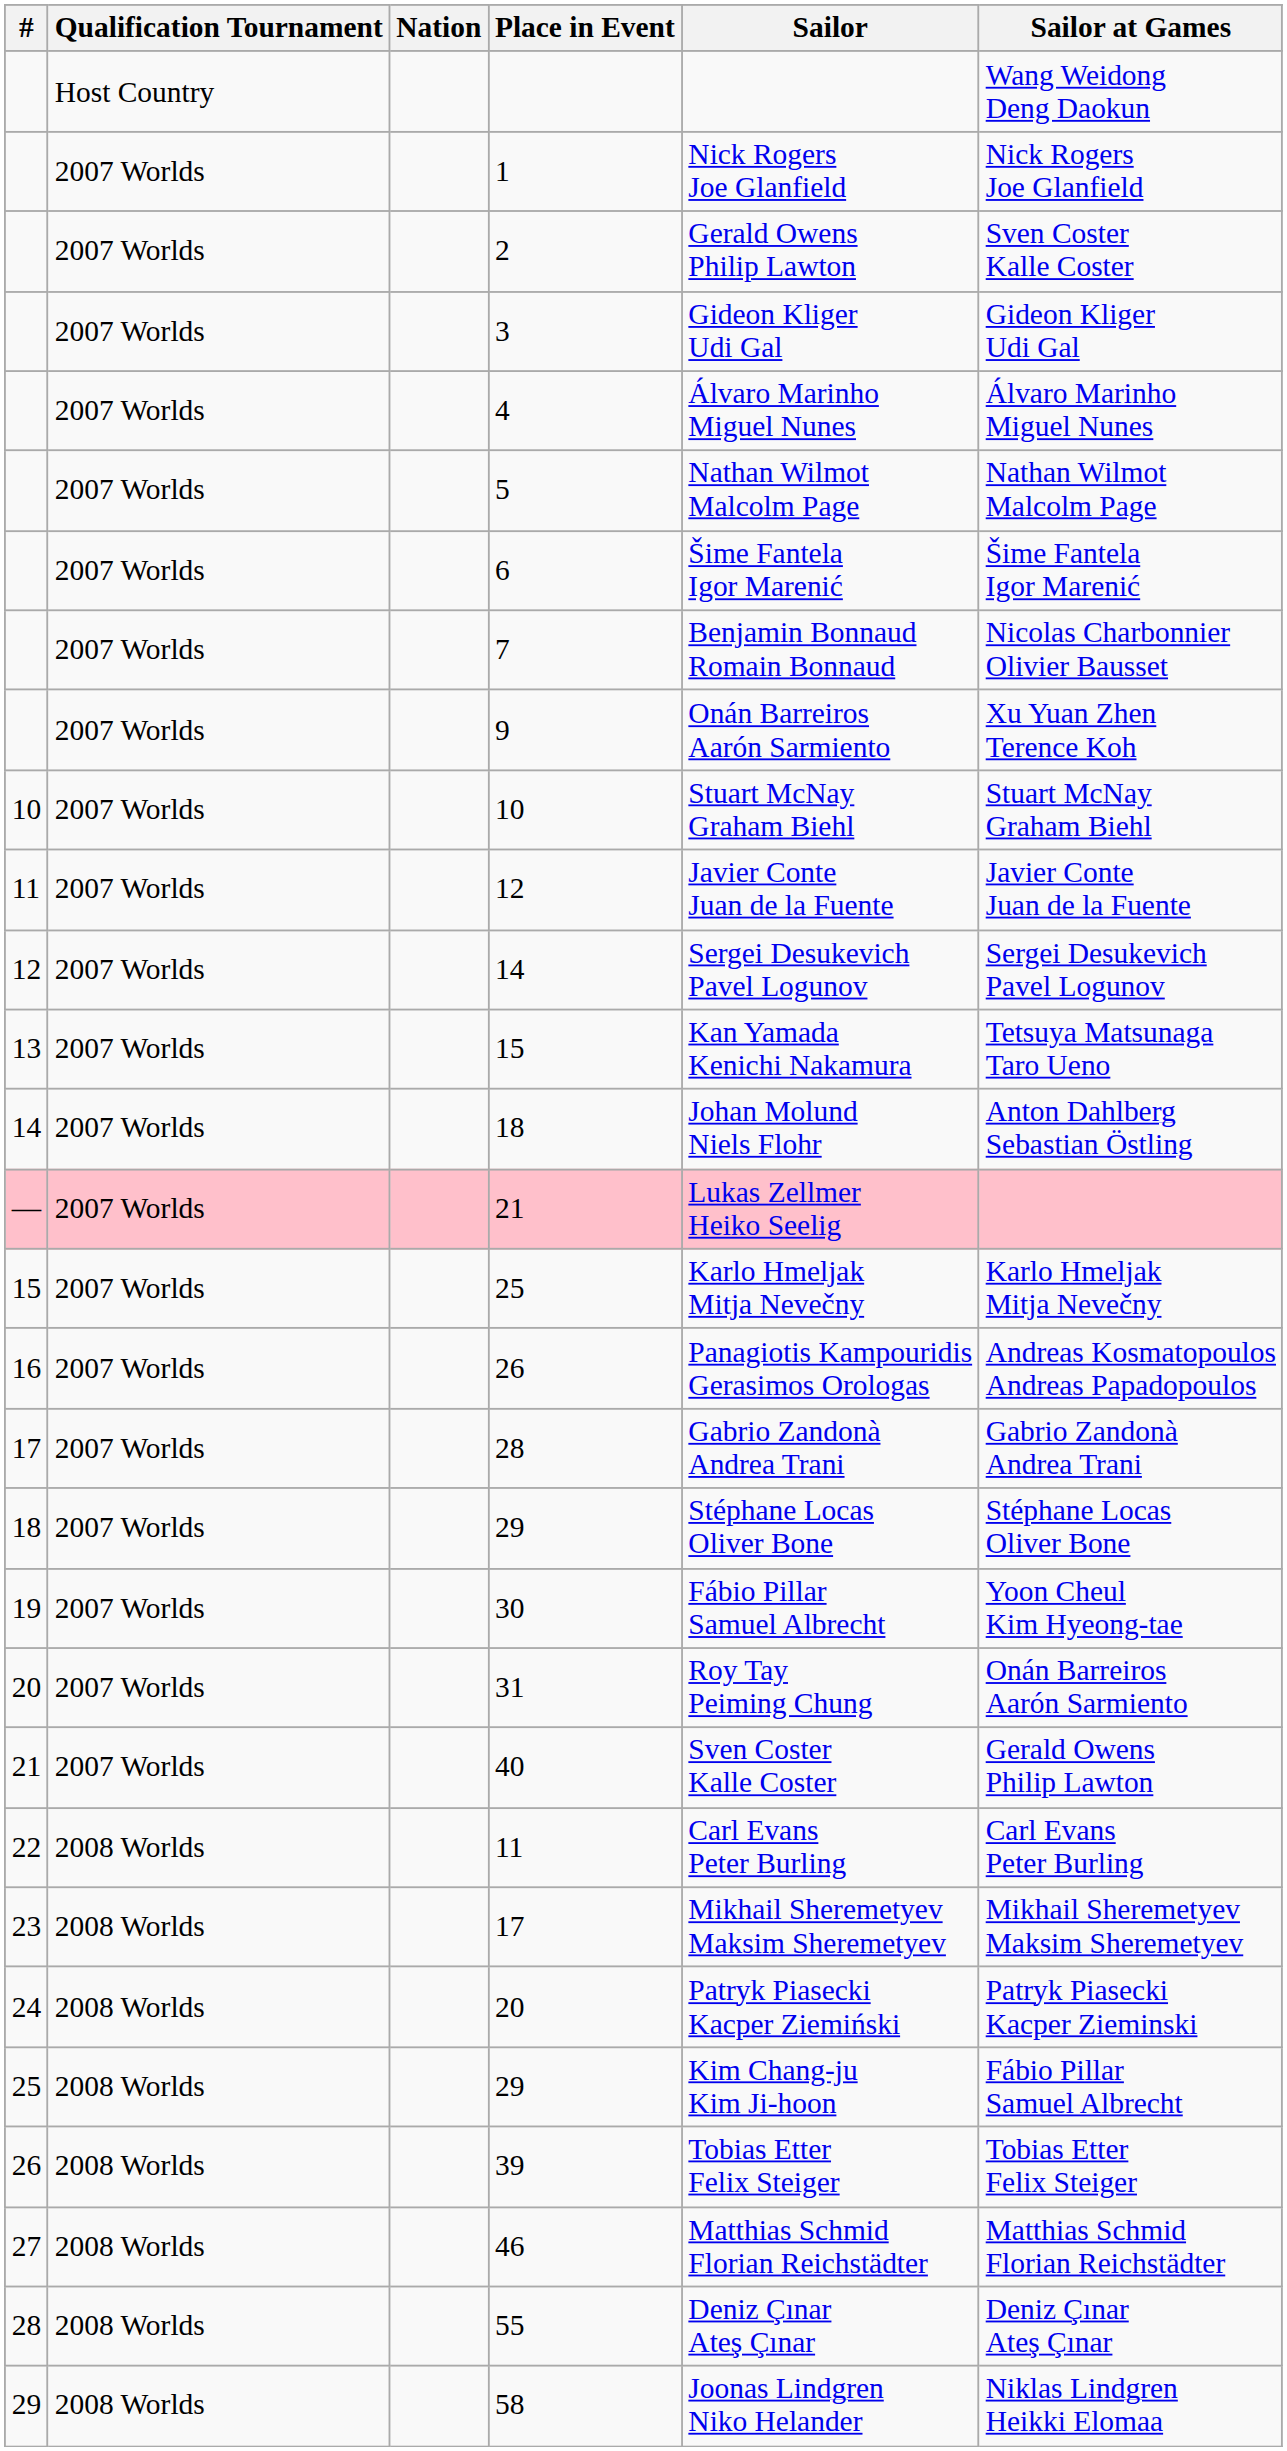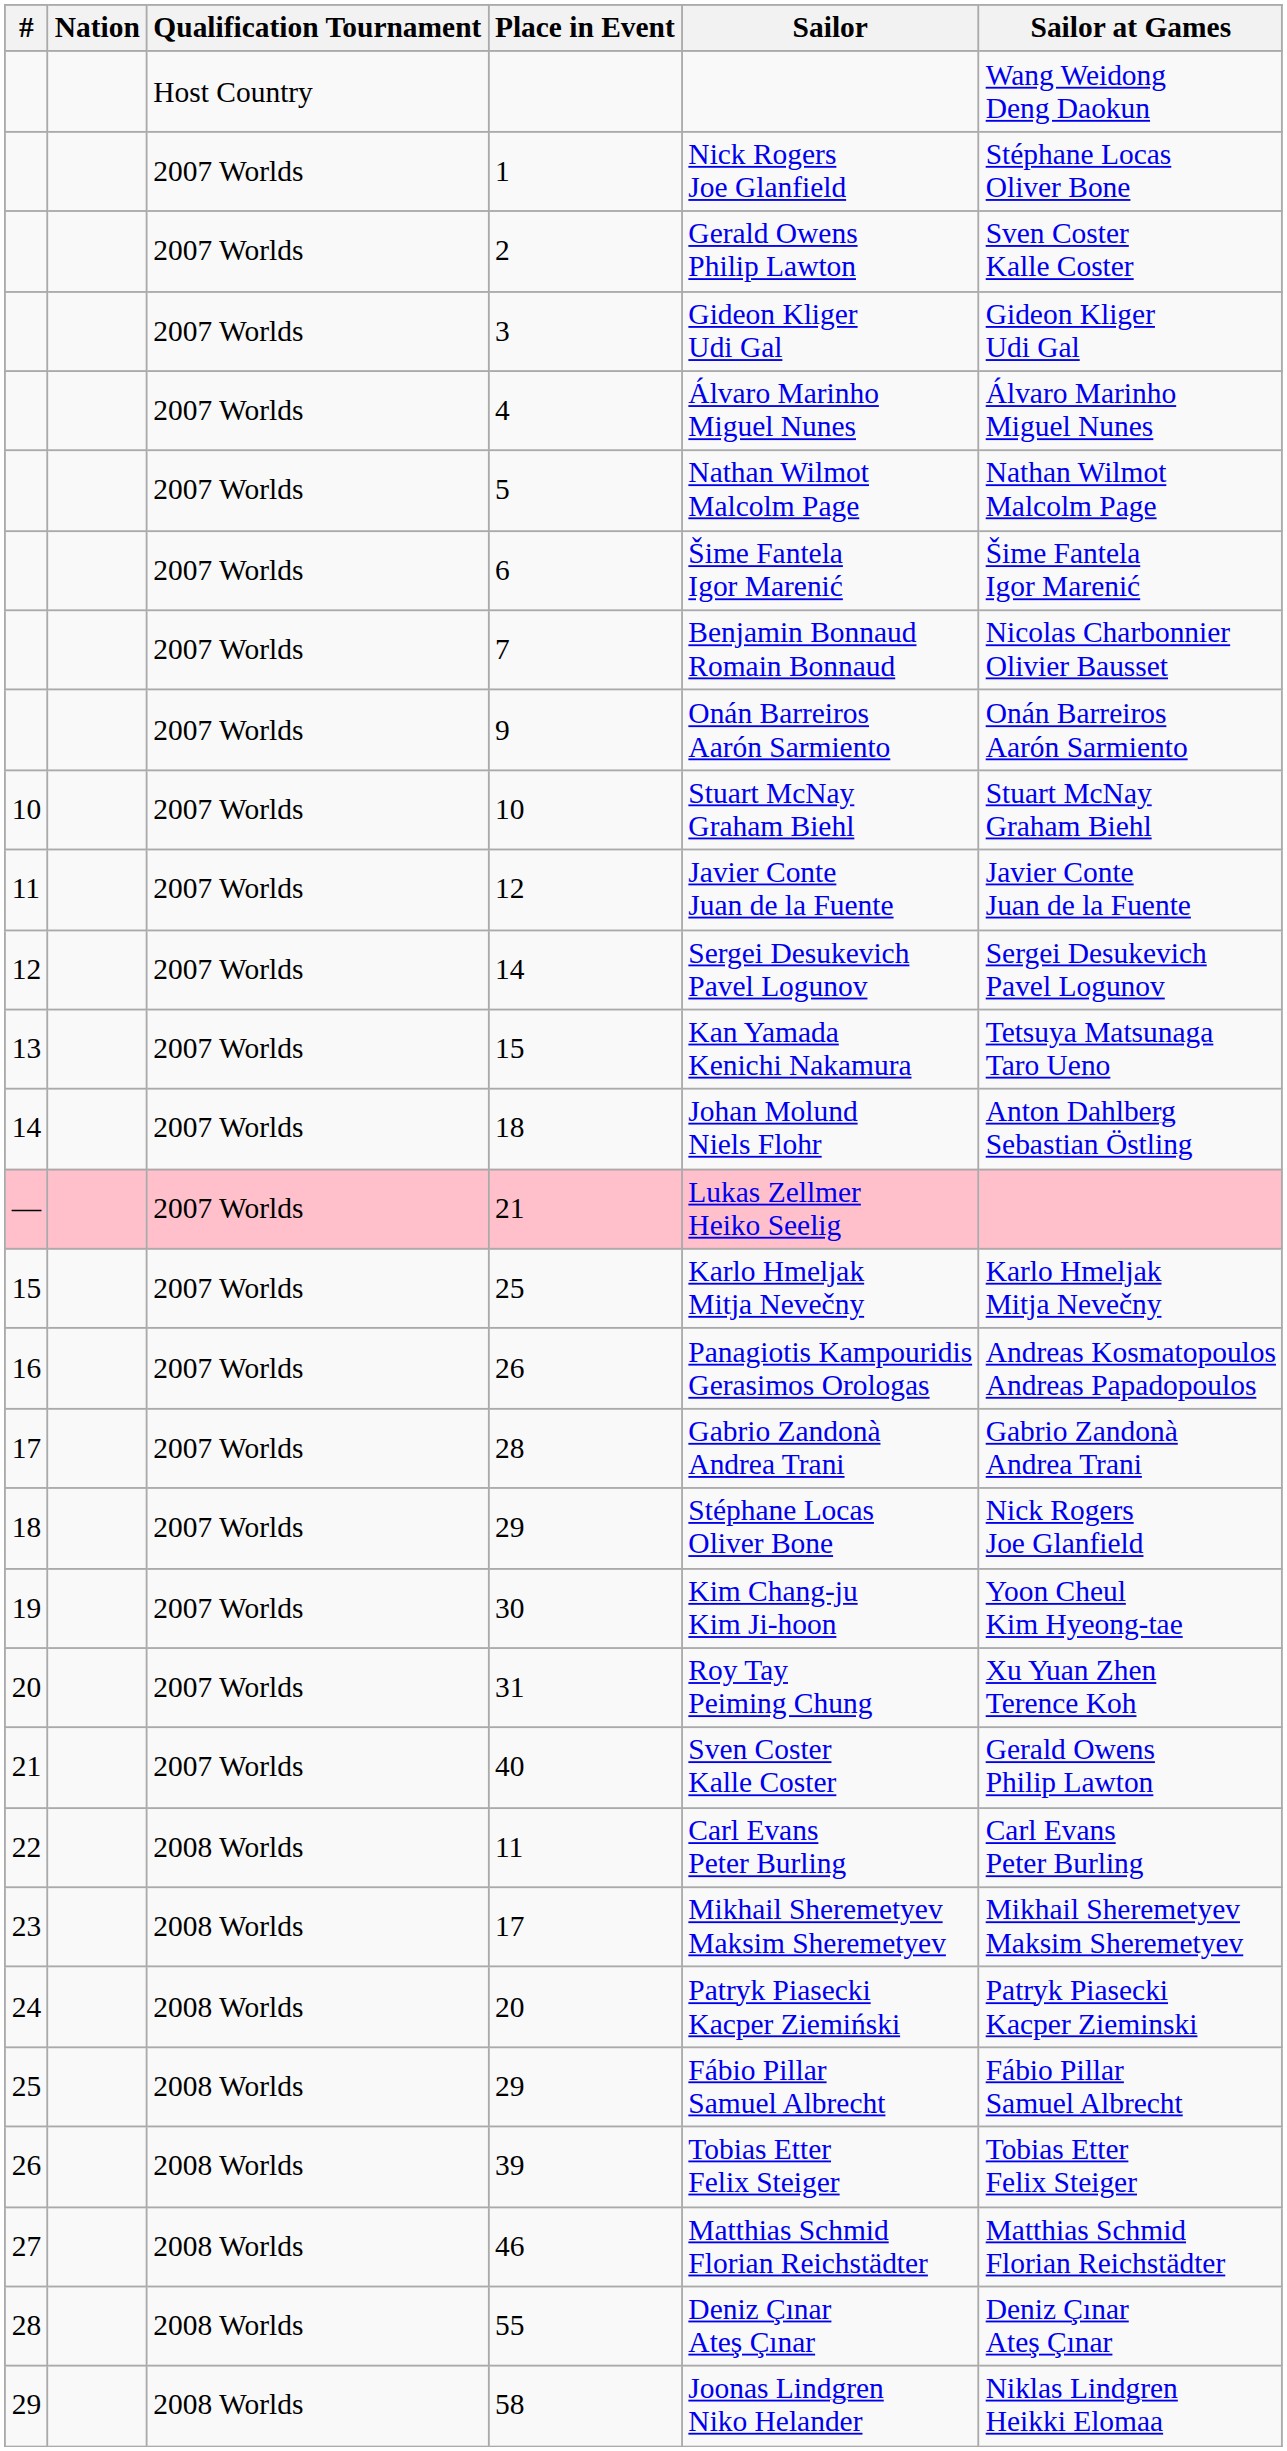columns swapped: (439, 27) <-> (219, 27)
(1065, 170) Nick Rogers Joe Glanfield -> (1078, 170) Stéphane Locas Oliver Bone
(1071, 729) Xu Yuan Zhen Terence Koh -> (1087, 729) Onán Barreiros Aarón Sarmiento
(1078, 1527) Stéphane Locas Oliver Bone -> (1065, 1527) Nick Rogers Joe Glanfield
(787, 1607) Fábio Pillar Samuel Albrecht -> (773, 1607) Kim Chang-ju Kim Ji-hoon
(1087, 1687) Onán Barreiros Aarón Sarmiento -> (1071, 1687) Xu Yuan Zhen Terence Koh
(773, 2086) Kim Chang-ju Kim Ji-hoon -> (787, 2086) Fábio Pillar Samuel Albrecht
